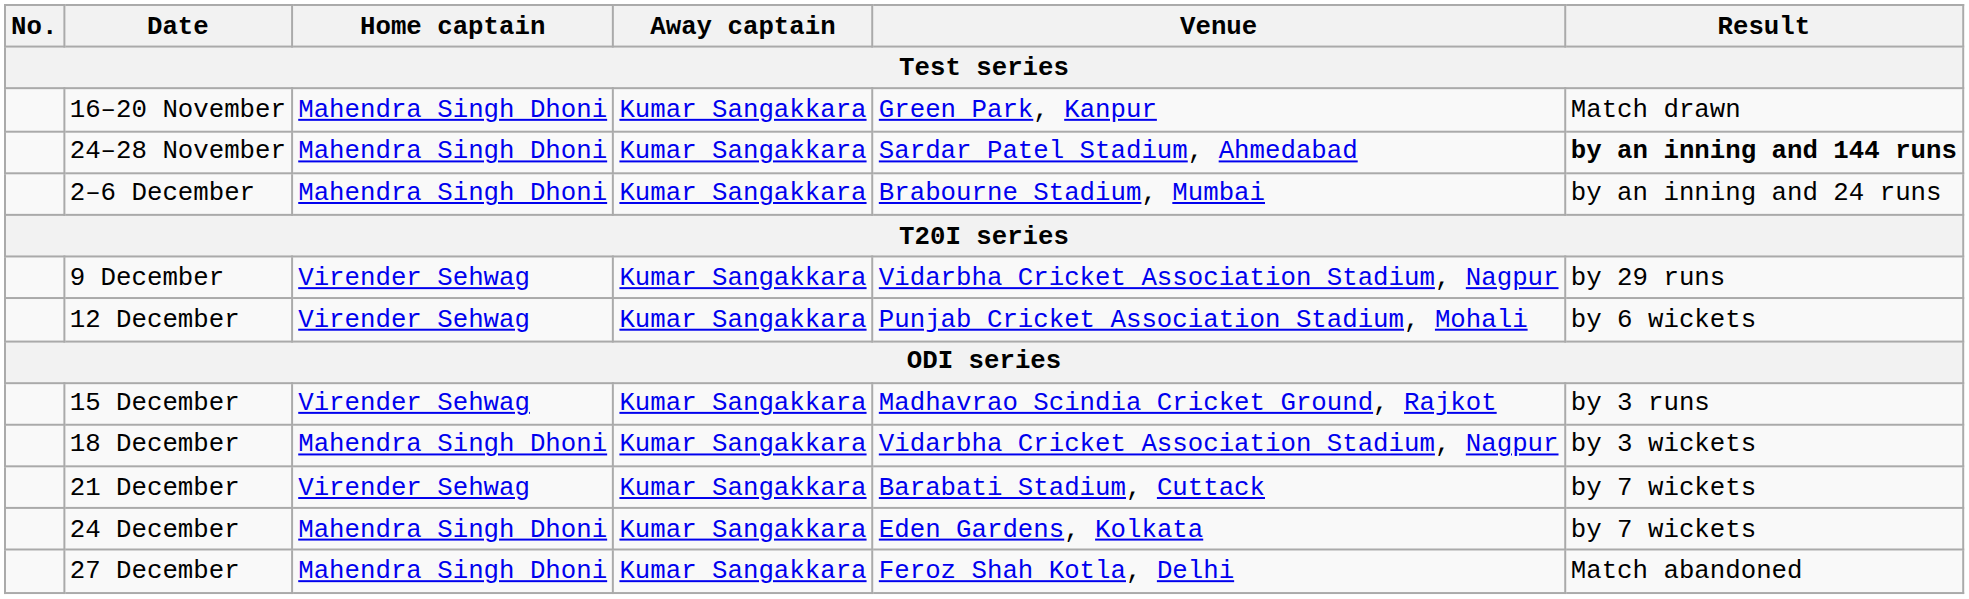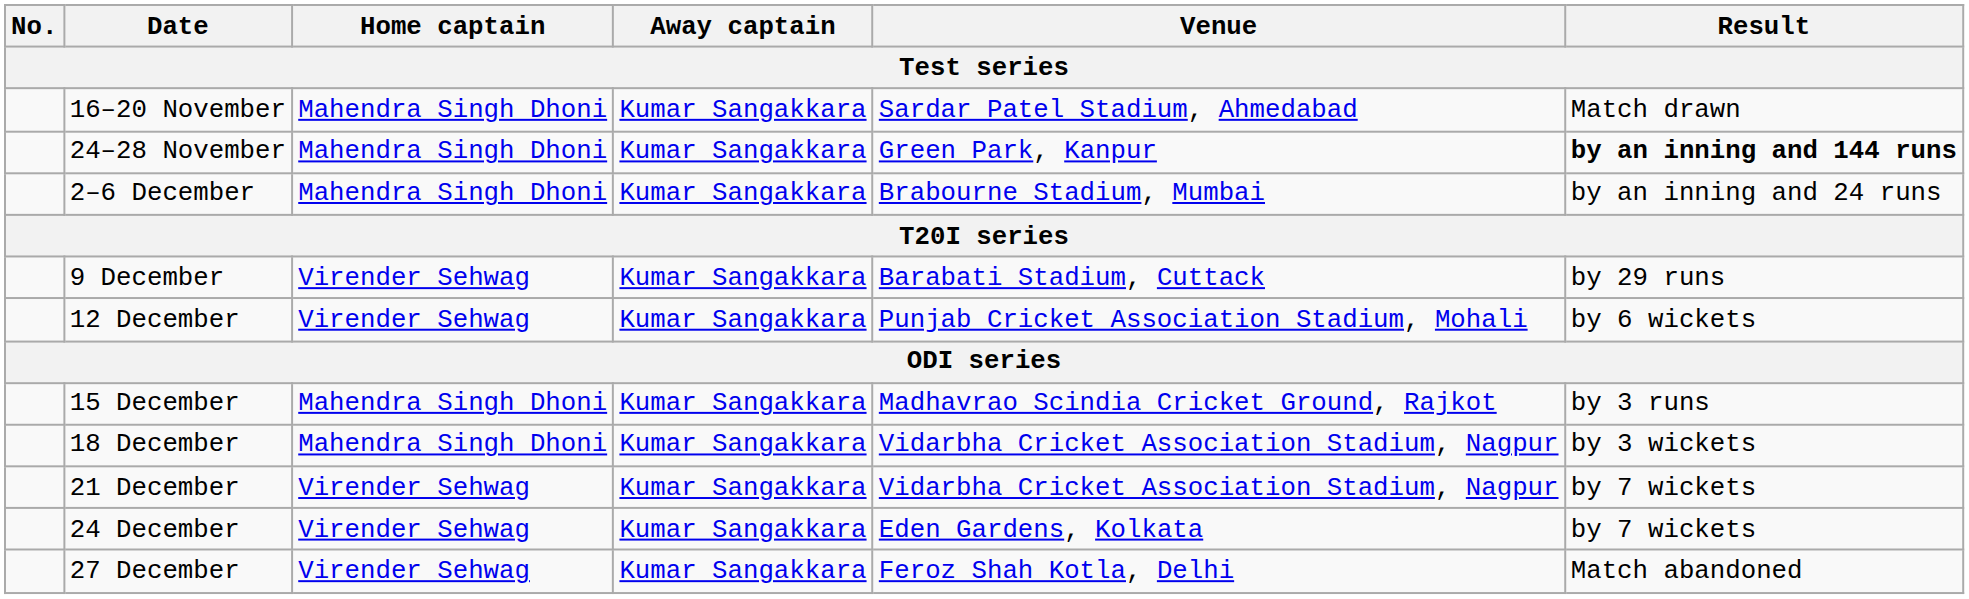(1018, 110) Green Park, Kanpur -> (1118, 110) Sardar Patel Stadium, Ahmedabad
(1118, 152) Sardar Patel Stadium, Ahmedabad -> (1018, 152) Green Park, Kanpur
(1219, 278) Vidarbha Cricket Association Stadium, Nagpur -> (1072, 278) Barabati Stadium, Cuttack
(414, 404) Virender Sehwag -> (453, 404) Mahendra Singh Dhoni
(1072, 487) Barabati Stadium, Cuttack -> (1219, 487) Vidarbha Cricket Association Stadium, Nagpur
(453, 529) Mahendra Singh Dhoni -> (414, 529) Virender Sehwag
(453, 571) Mahendra Singh Dhoni -> (414, 571) Virender Sehwag
